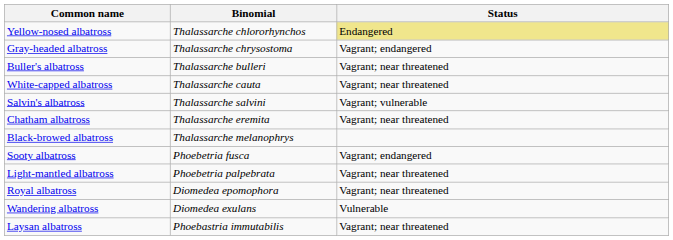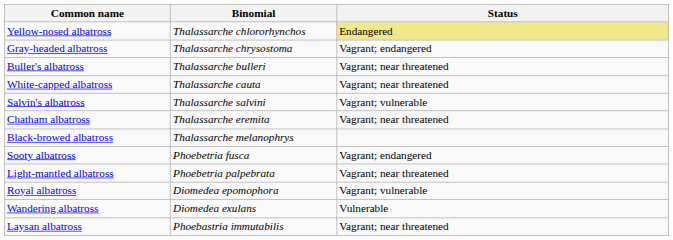(394, 191) Vagrant; near threatened -> (383, 191) Vagrant; vulnerable
